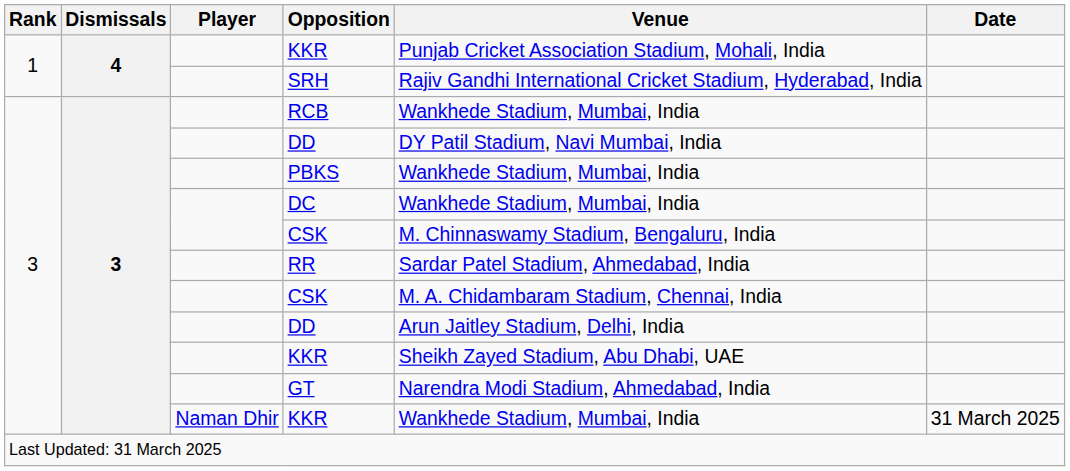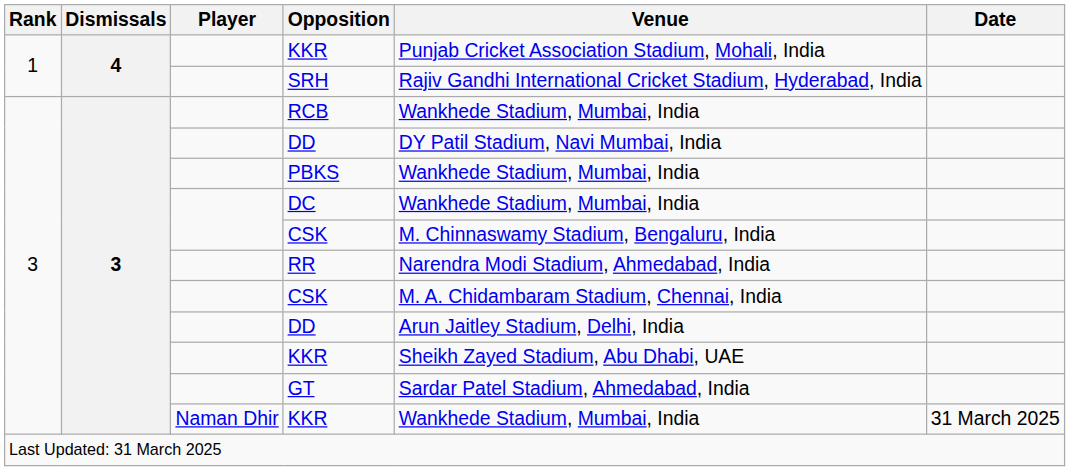(574, 265) Sardar Patel Stadium, Ahmedabad, India -> (584, 265) Narendra Modi Stadium, Ahmedabad, India
(584, 388) Narendra Modi Stadium, Ahmedabad, India -> (574, 388) Sardar Patel Stadium, Ahmedabad, India
